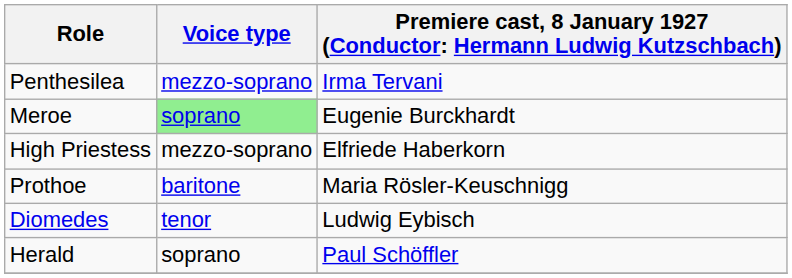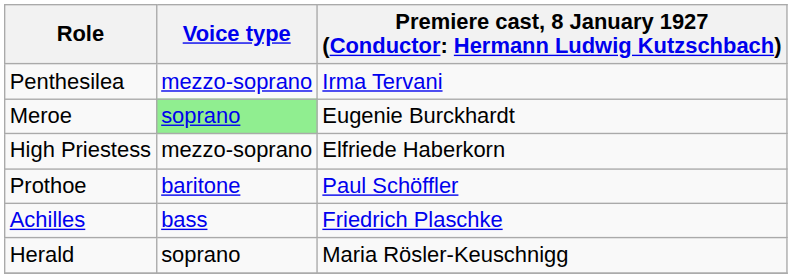(445, 185) Maria Rösler-Keuschnigg -> (390, 185) Paul Schöffler
- row: (59, 220)
+ row: (48, 220)
(390, 255) Paul Schöffler -> (445, 255) Maria Rösler-Keuschnigg
